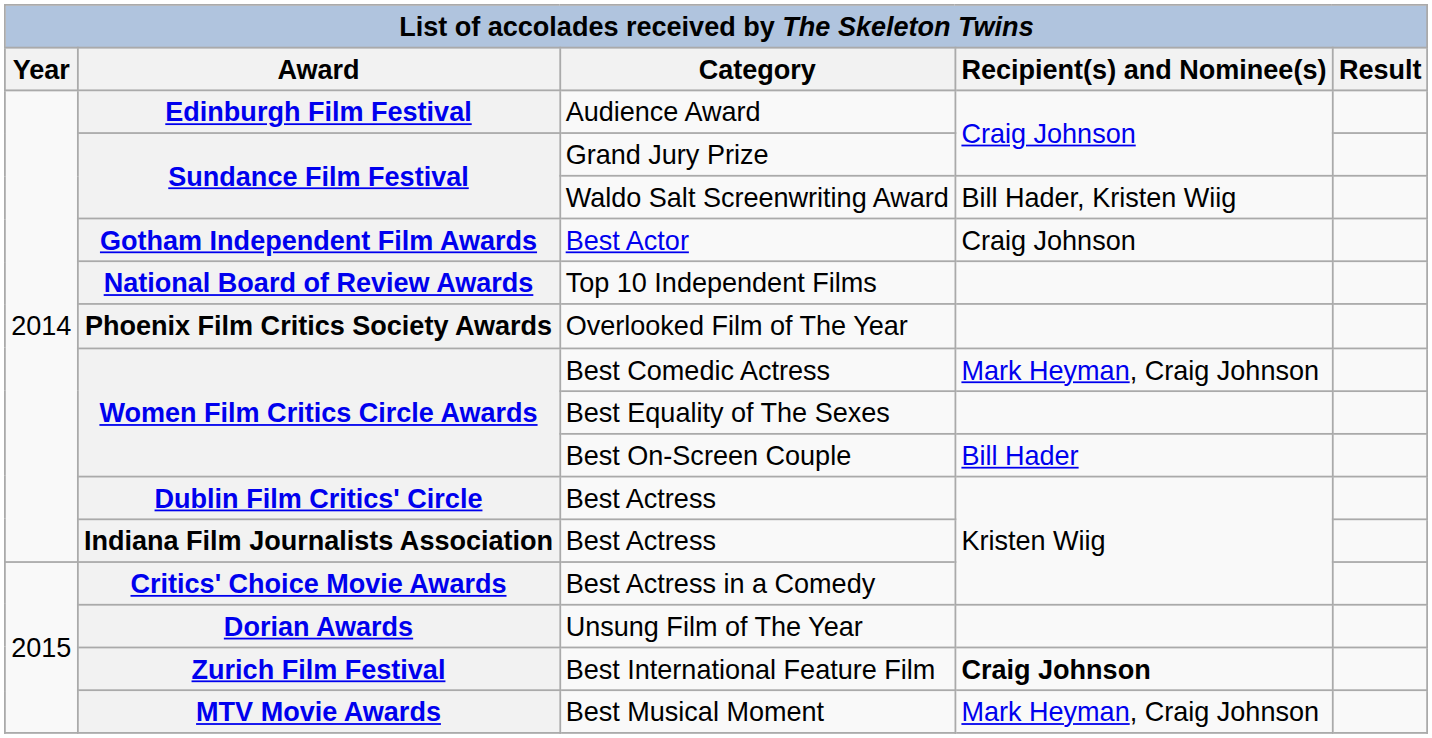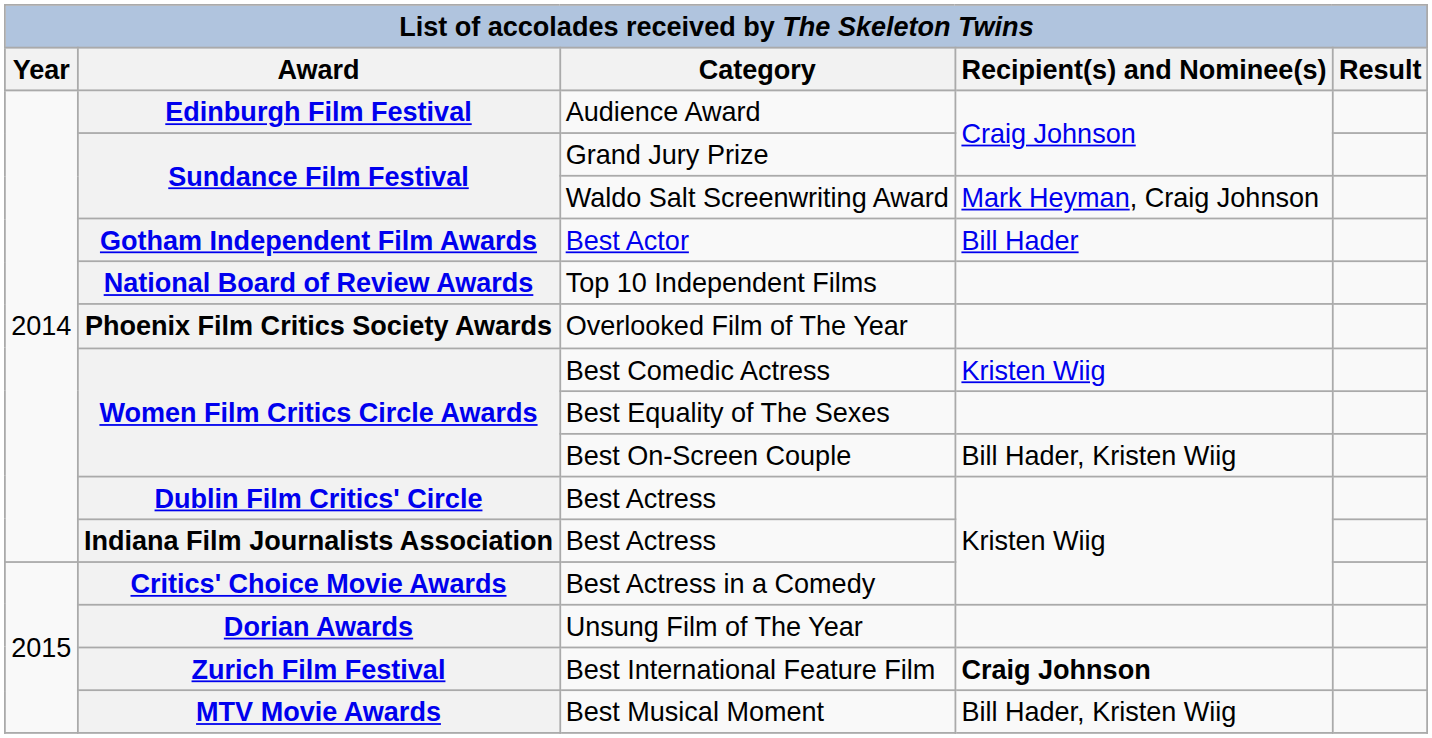(1099, 198) Bill Hader, Kristen Wiig -> (1140, 198) Mark Heyman, Craig Johnson
(1049, 241) Craig Johnson -> (1020, 241) Bill Hader
(1140, 369) Mark Heyman, Craig Johnson -> (1034, 369) Kristen Wiig
(1020, 455) Bill Hader -> (1099, 455) Bill Hader, Kristen Wiig
(1140, 712) Mark Heyman, Craig Johnson -> (1099, 712) Bill Hader, Kristen Wiig
